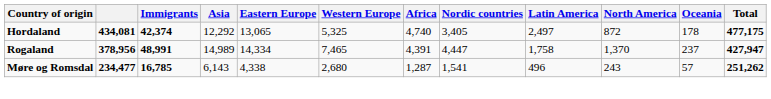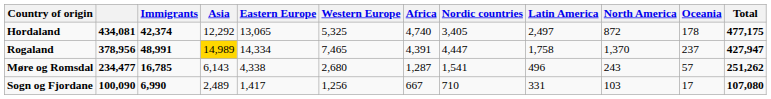(219, 49) no background -> (219, 49) gold background
+ row: (50, 85)
